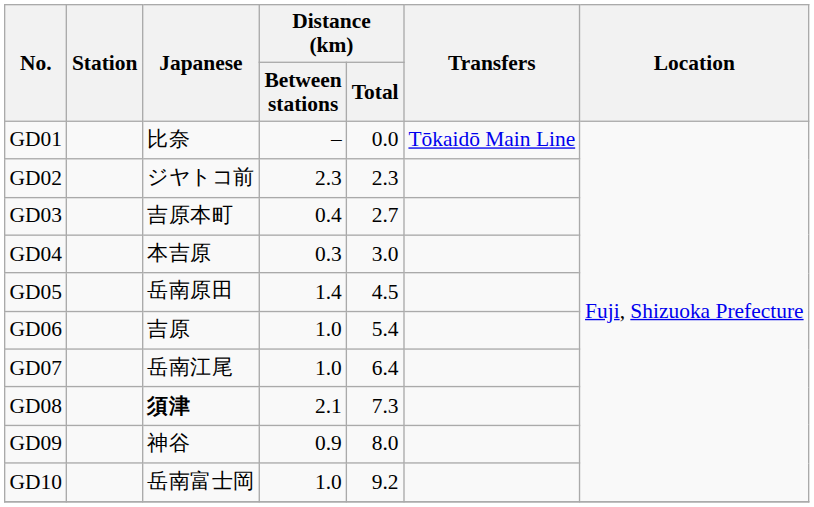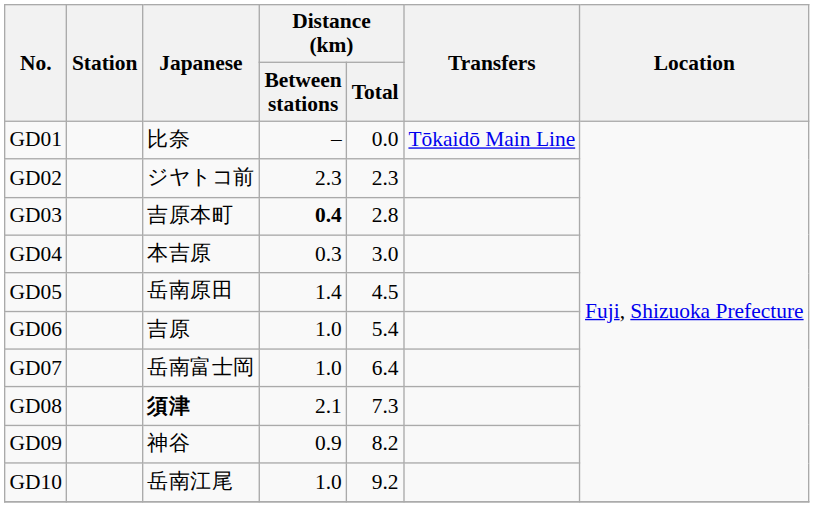(328, 215) normal -> (328, 215) bold
(385, 215) 2.7 -> (385, 215) 2.8
(190, 367) 岳南江尾 -> (201, 367) 岳南富士岡
(385, 443) 8.0 -> (385, 443) 8.2
(201, 481) 岳南富士岡 -> (190, 481) 岳南江尾
